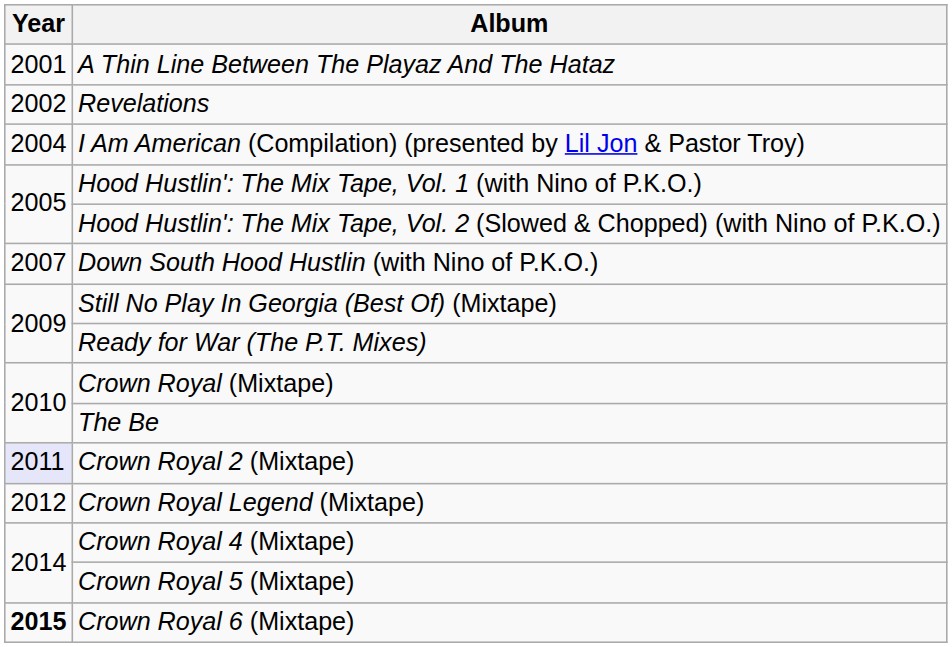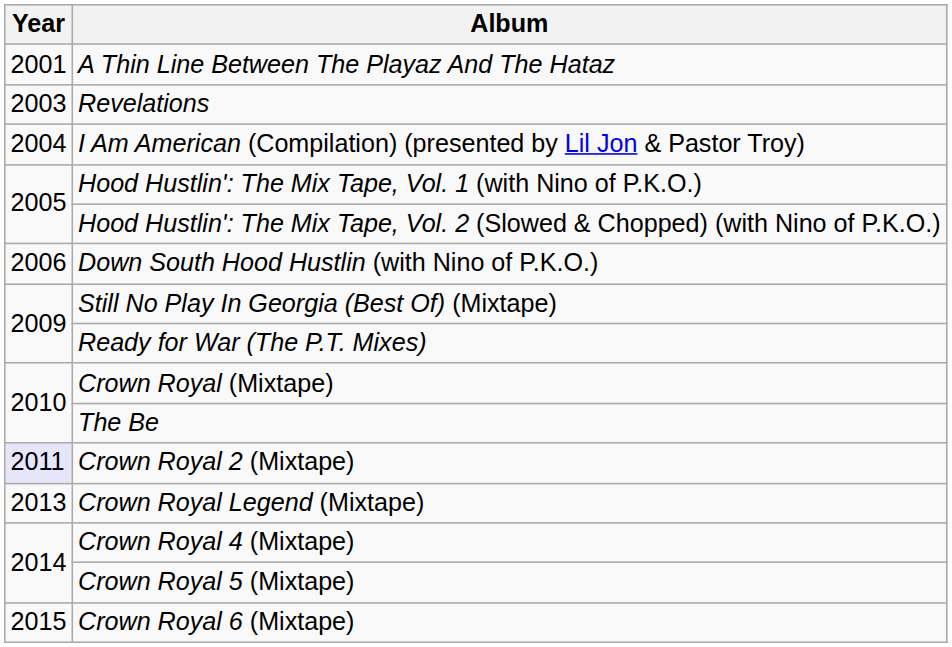(39, 104) 2002 -> (39, 104) 2003
(39, 263) 2007 -> (39, 263) 2006
(39, 502) 2012 -> (39, 502) 2013
(39, 622) bold -> (39, 622) normal
